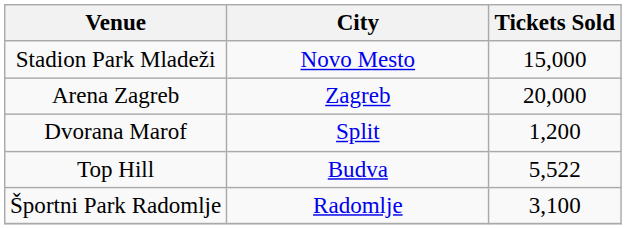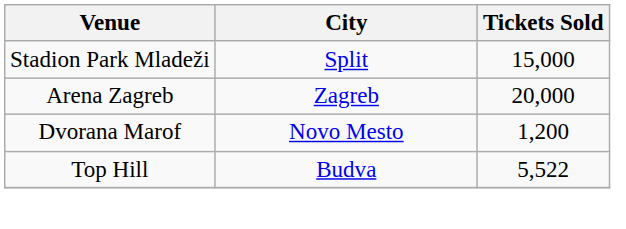(358, 59) Novo Mesto -> (346, 59) Split
(358, 132) Split -> (346, 132) Novo Mesto
- row: (116, 205)
